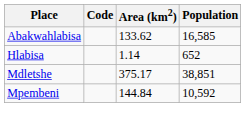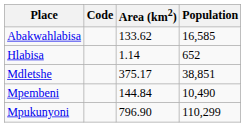(199, 93) 10,592 -> (199, 93) 10,490
+ row: (38, 112)
